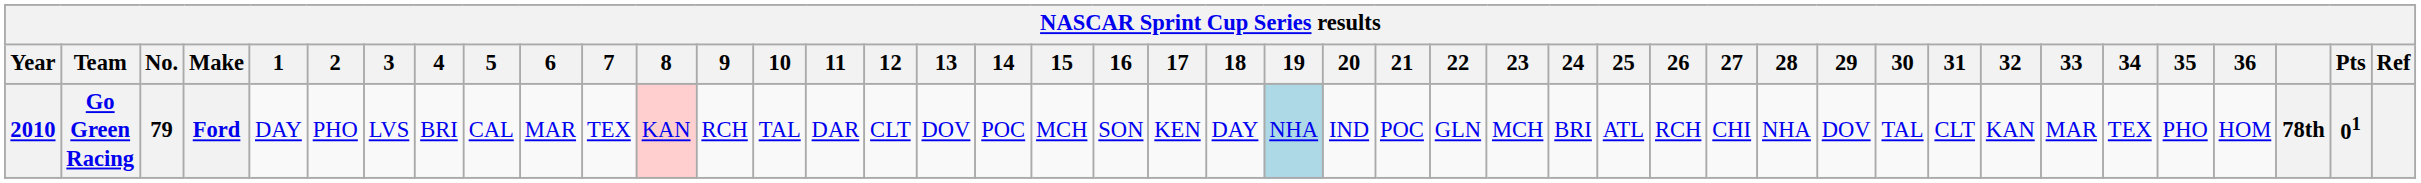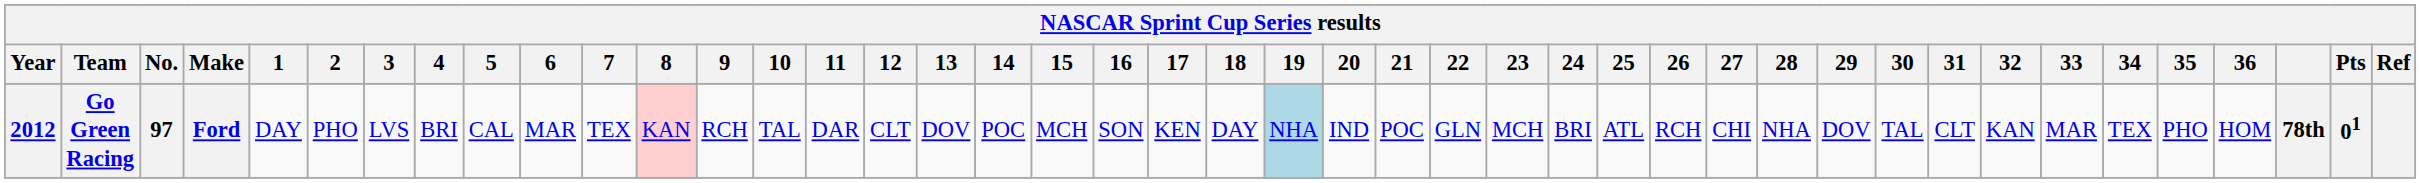(33, 130) 2010 -> (33, 130) 2012
(162, 130) 79 -> (162, 130) 97
